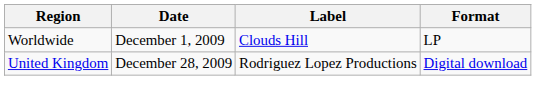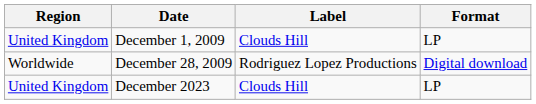(41, 39) Worldwide -> (58, 39) United Kingdom
(58, 63) United Kingdom -> (41, 63) Worldwide
+ row: (162, 87)
